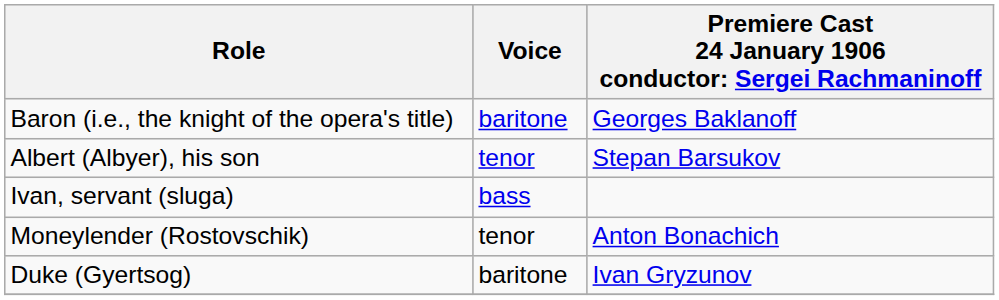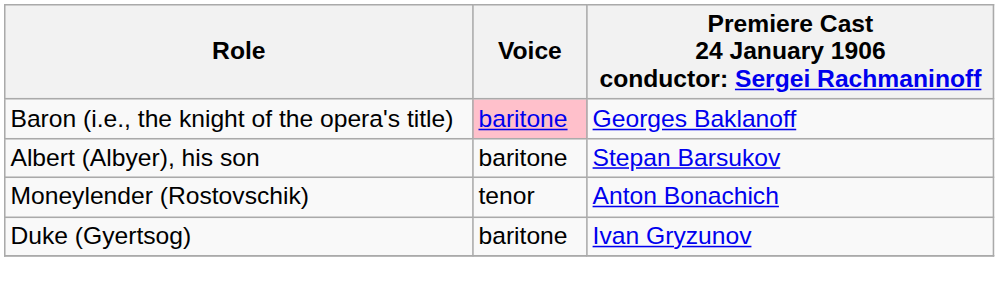(530, 118) no background -> (530, 118) pink background
(507, 157) tenor -> (523, 157) baritone
- row: (122, 196)
